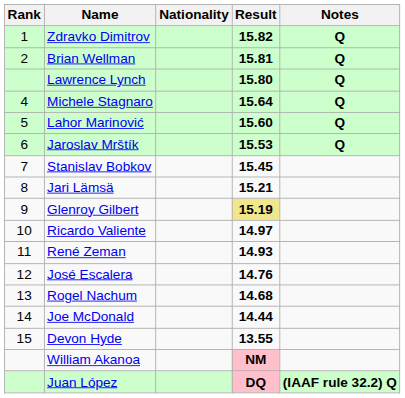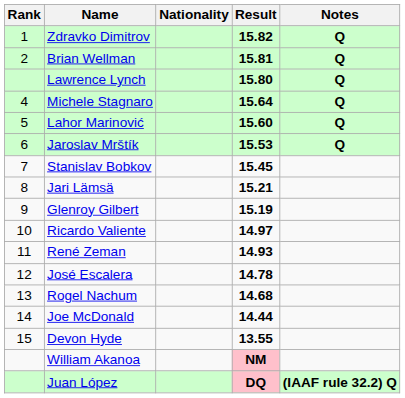(256, 209) khaki background -> (256, 209) no background
(256, 274) 14.76 -> (256, 274) 14.78
